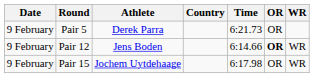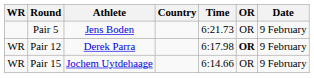columns swapped: (30, 13) <-> (297, 13)
(138, 30) Derek Parra -> (109, 30) Jens Boden
(138, 47) Jens Boden -> (109, 47) Derek Parra
(246, 47) 6:14.66 -> (218, 47) 6:17.98
(246, 64) 6:17.98 -> (218, 64) 6:14.66
